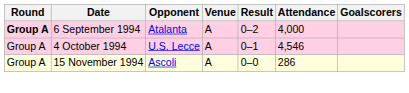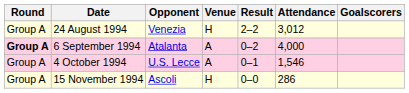+ row: (90, 29)
(291, 46) 4,546 -> (291, 63) 1,546
(208, 63) A -> (209, 79) H
